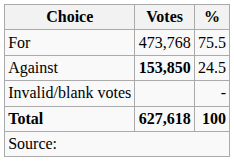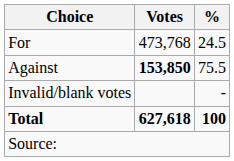(212, 42) 75.5 -> (212, 42) 24.5
(212, 67) 24.5 -> (212, 67) 75.5
